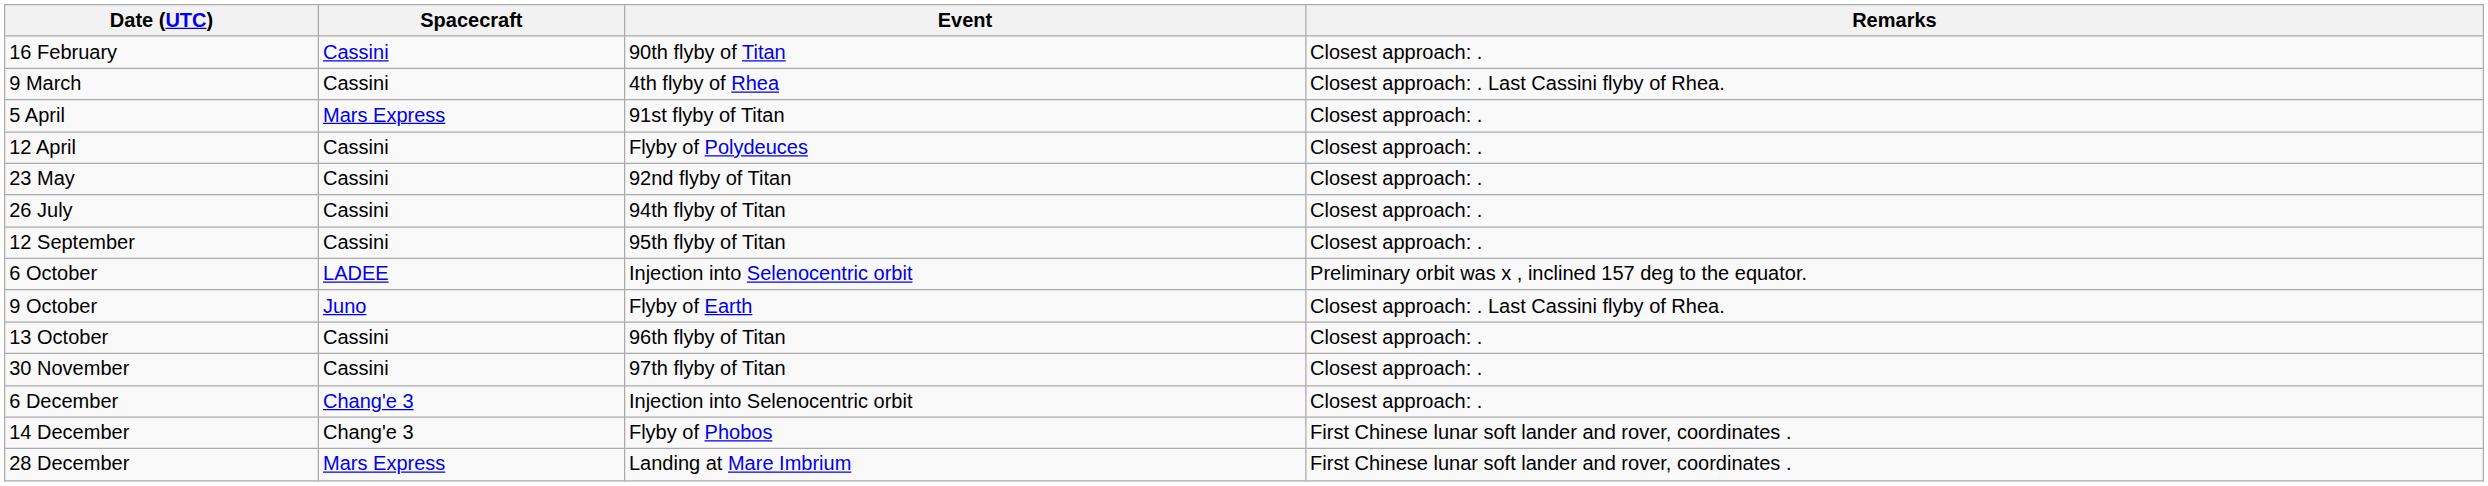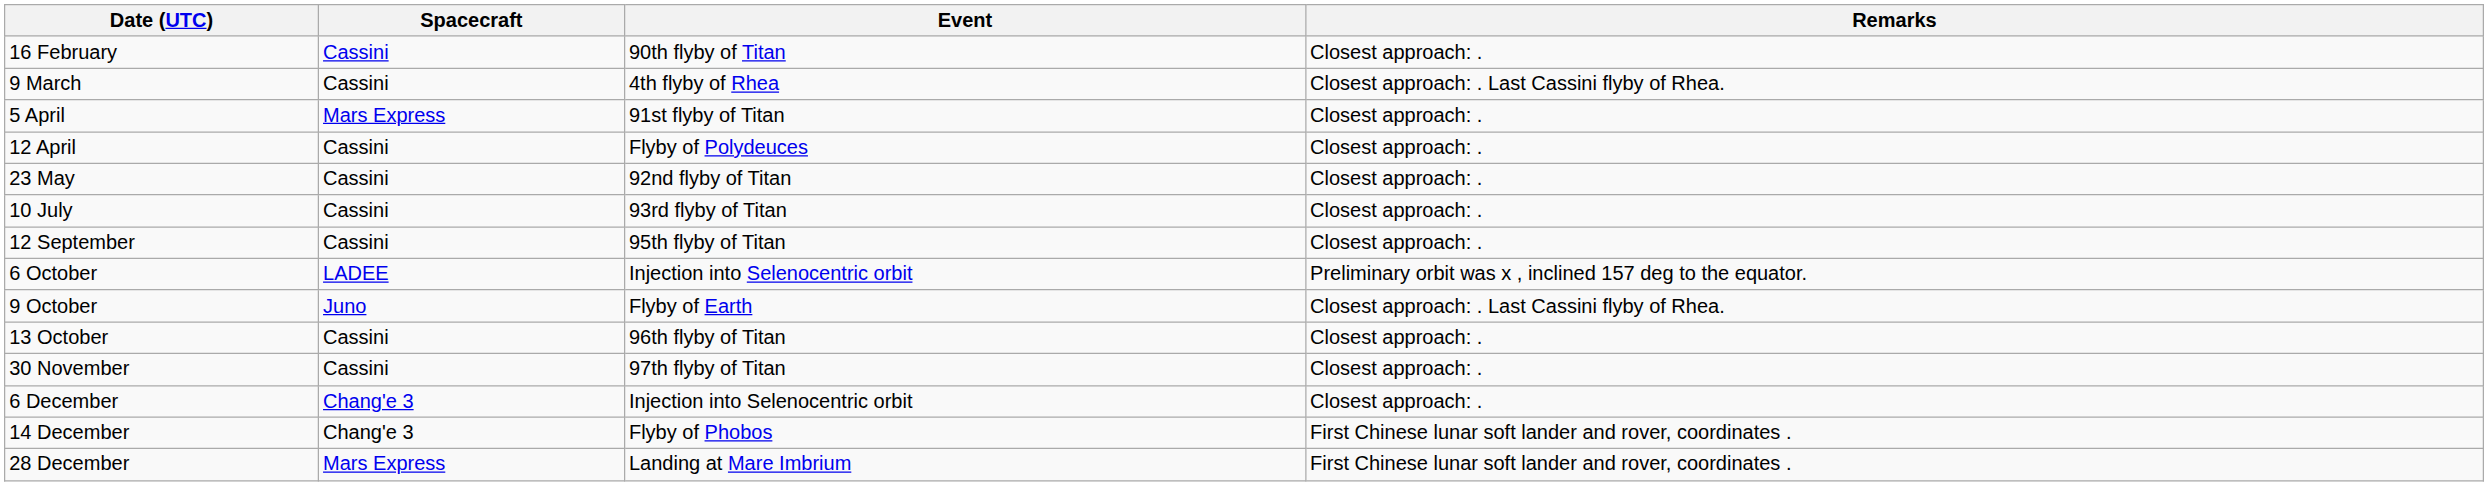+ row: (41, 210)
- row: (41, 210)
